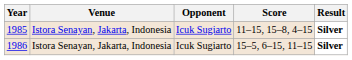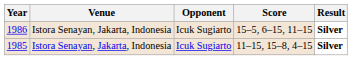rows swapped: (17, 30) <-> (17, 47)
